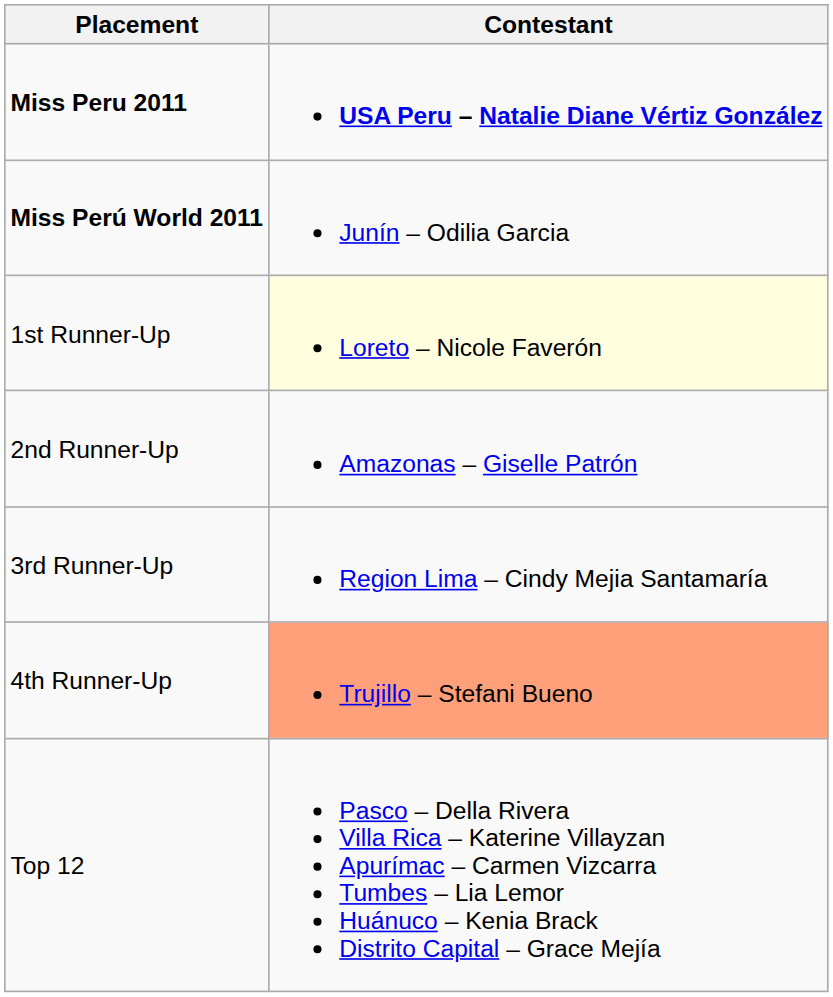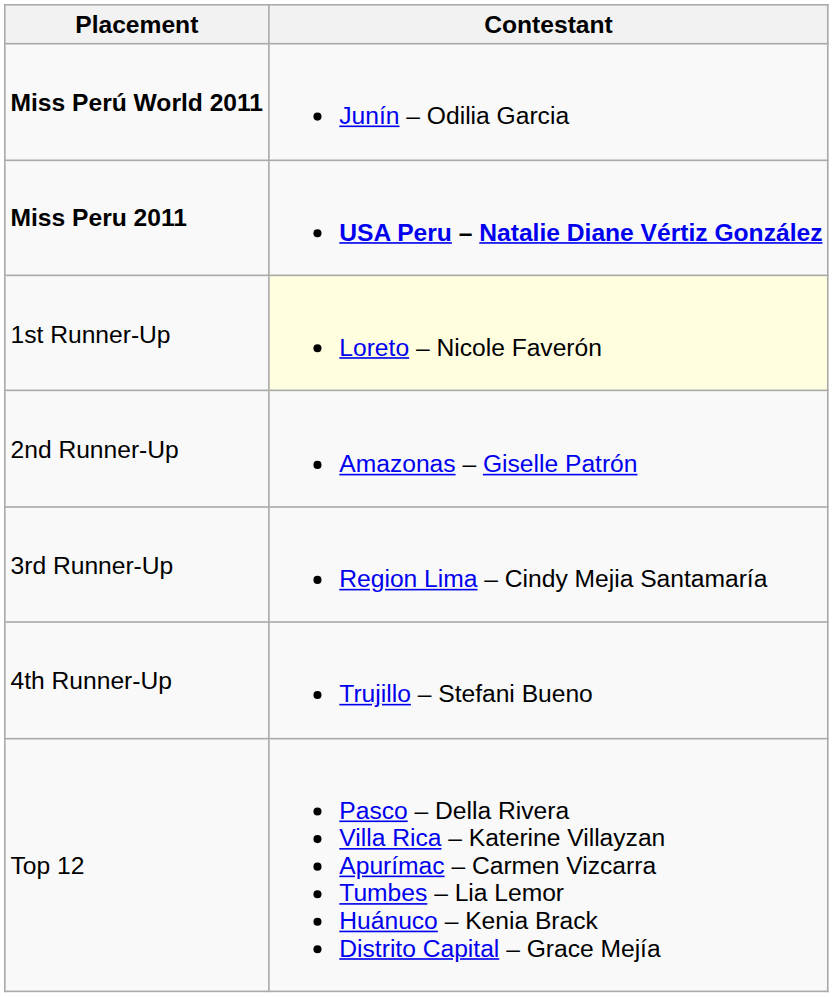rows swapped: (99, 102) <-> (137, 218)
(548, 694) lightsalmon background -> (548, 694) no background
